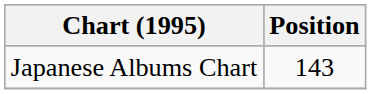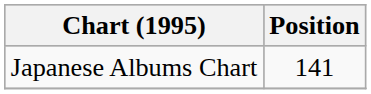(314, 66) 143 -> (314, 66) 141
